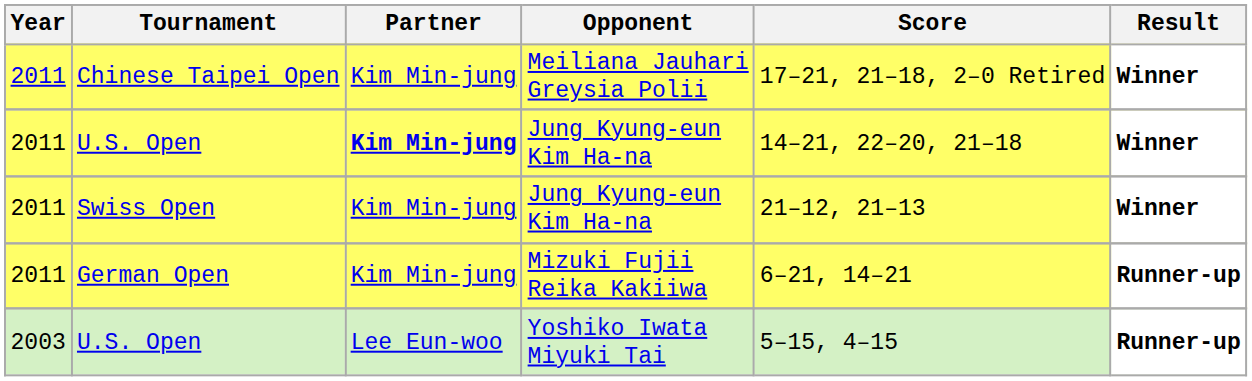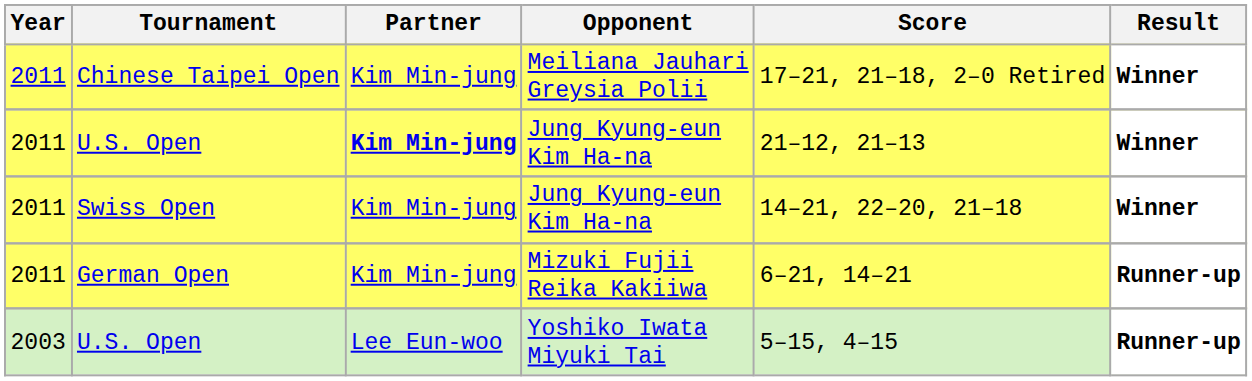(891, 143) 14–21, 22–20, 21–18 -> (843, 143) 21–12, 21–13
(843, 209) 21–12, 21–13 -> (891, 209) 14–21, 22–20, 21–18
